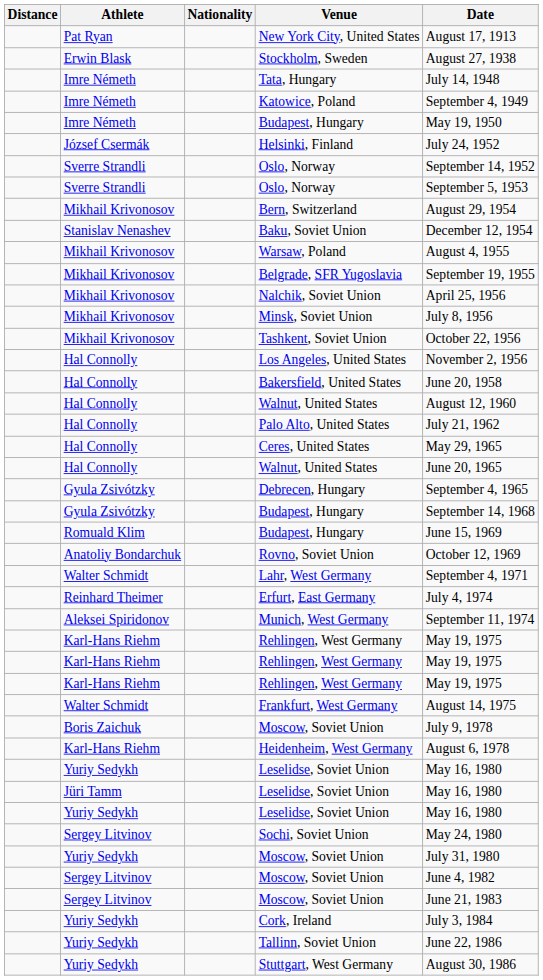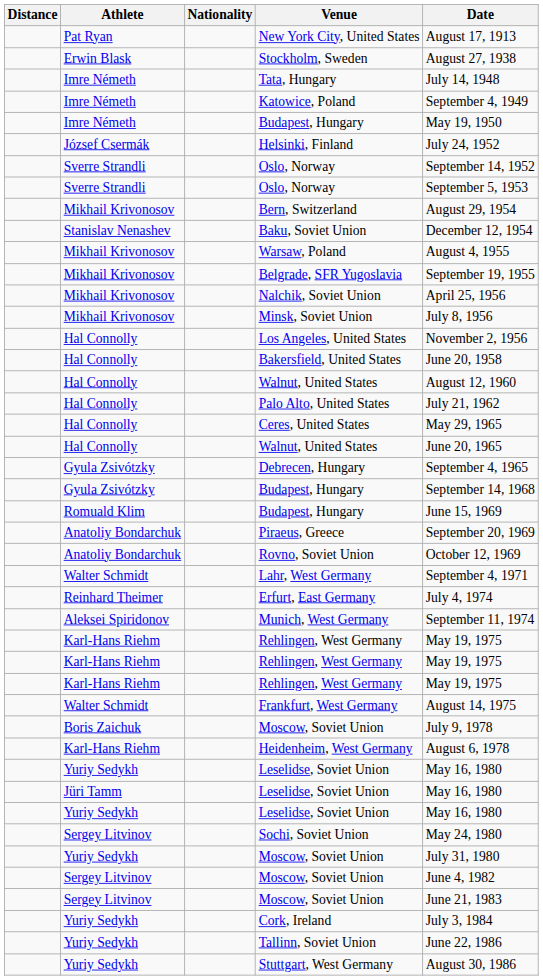- row: (119, 338)
+ row: (122, 532)
